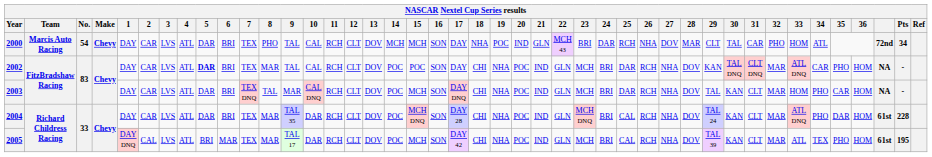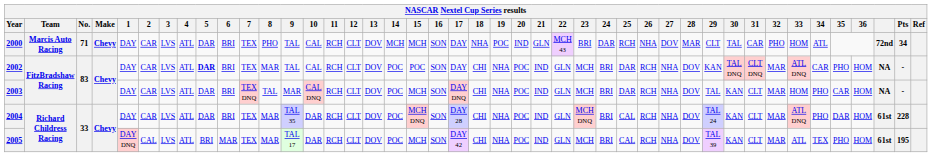(84, 44) 54 -> (84, 44) 71
